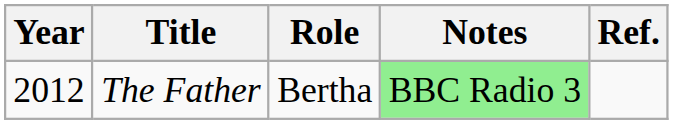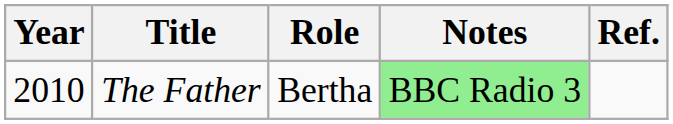(49, 89) 2012 -> (49, 89) 2010
